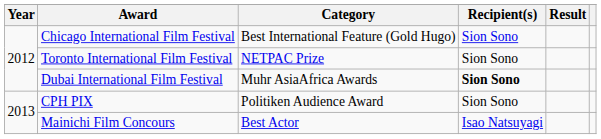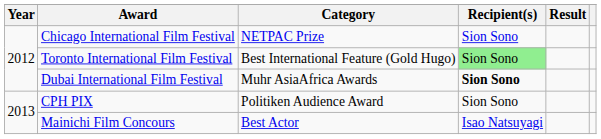(348, 36) Best International Feature (Gold Hugo) -> (283, 36) NETPAC Prize
(283, 58) NETPAC Prize -> (348, 58) Best International Feature (Gold Hugo)
(490, 58) no background -> (490, 58) lightgreen background
